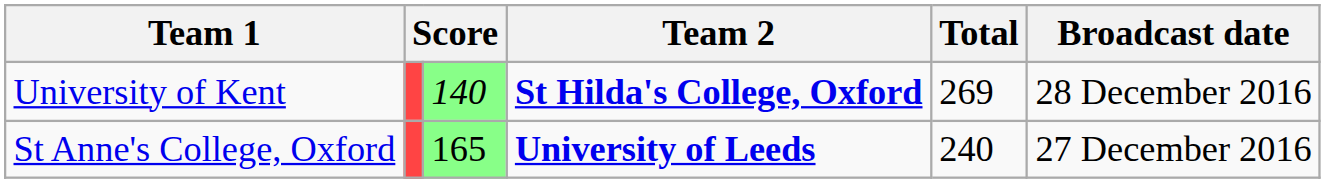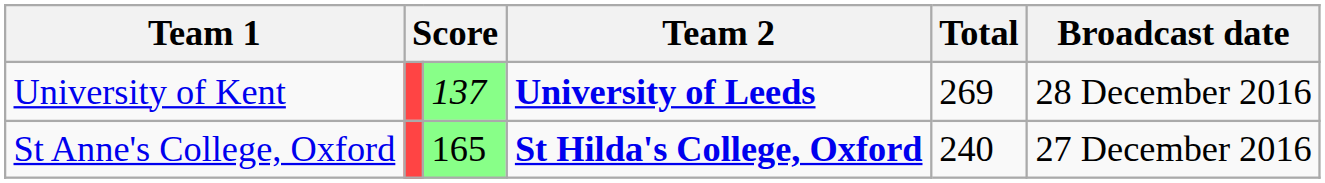(459, 90) 140 -> (459, 90) 137
(719, 90) St Hilda's College, Oxford -> (665, 90) University of Leeds
(665, 148) University of Leeds -> (719, 148) St Hilda's College, Oxford
